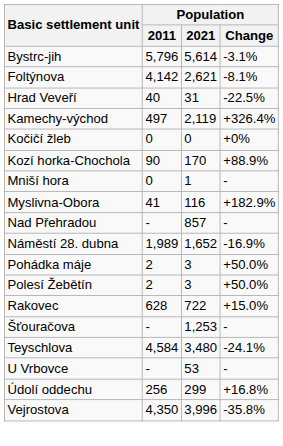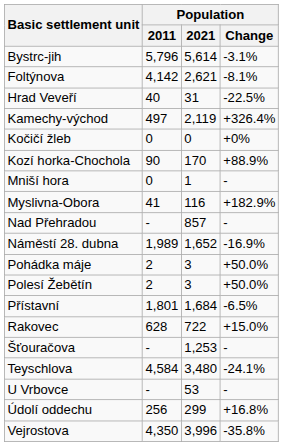+ row: (33, 306)
